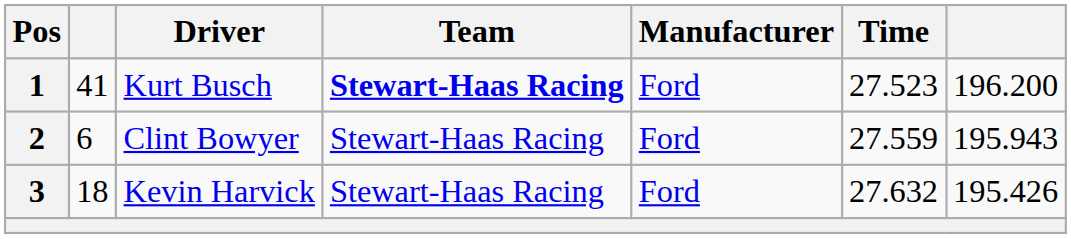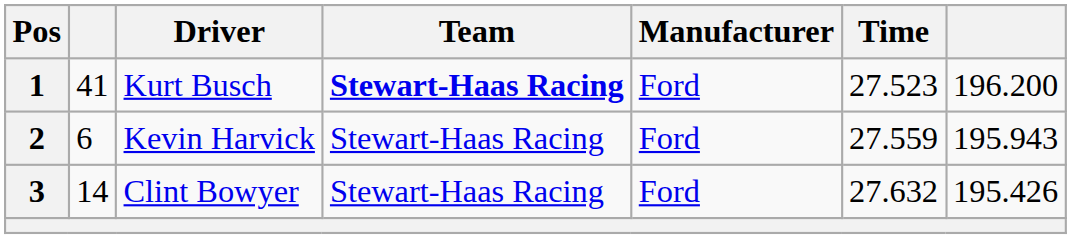(211, 138) Clint Bowyer -> (219, 138) Kevin Harvick
(92, 191) 18 -> (92, 191) 14
(219, 191) Kevin Harvick -> (211, 191) Clint Bowyer
